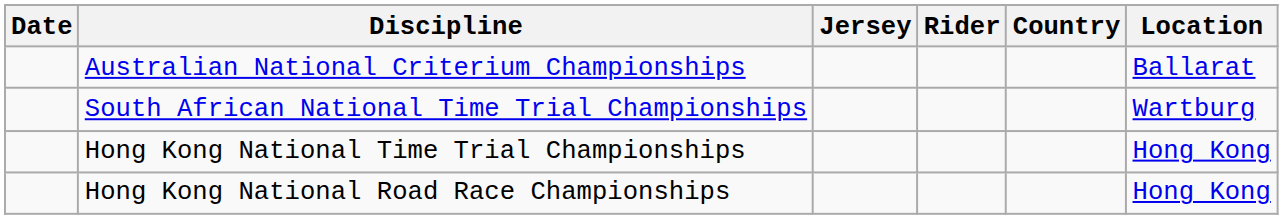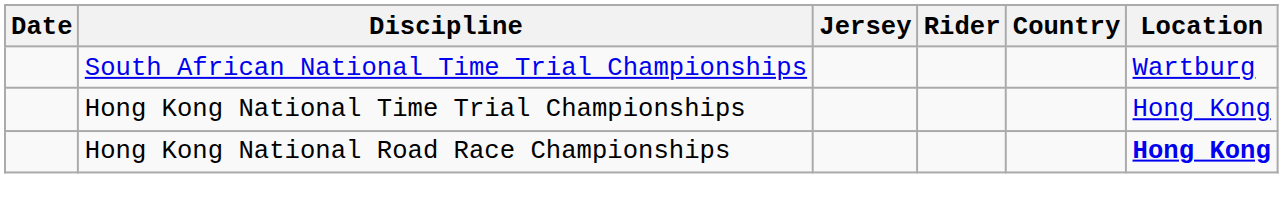- row: (415, 68)
(1202, 193) normal -> (1202, 151) bold
